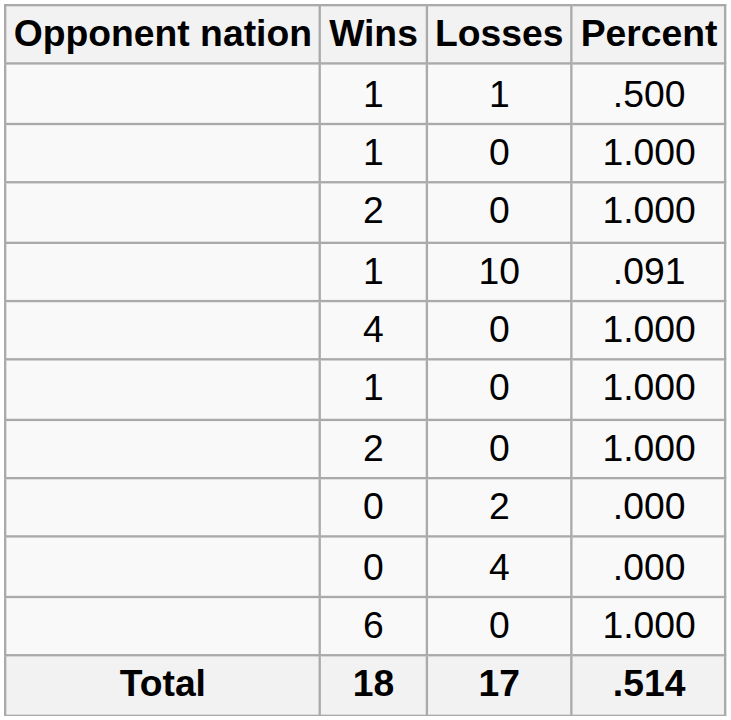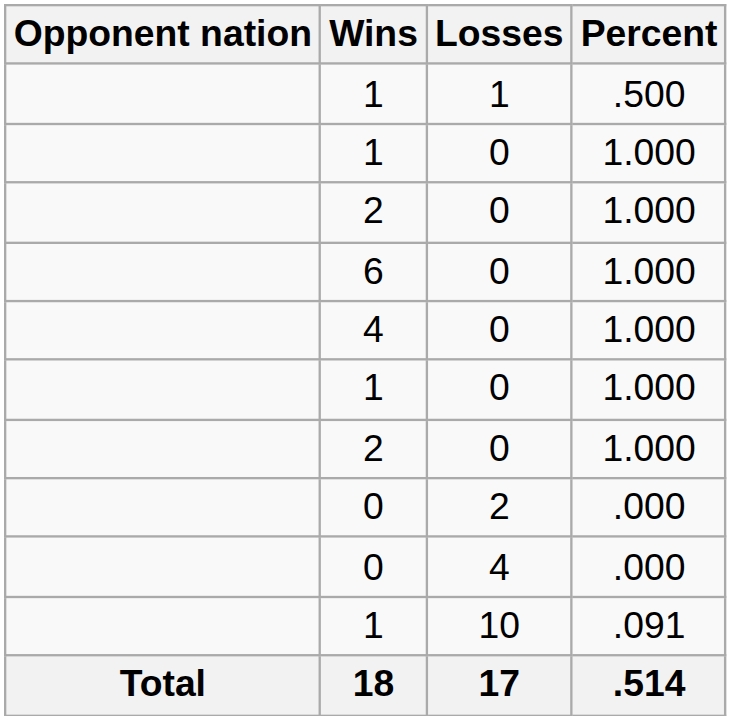rows swapped: (373, 270) <-> (373, 625)
